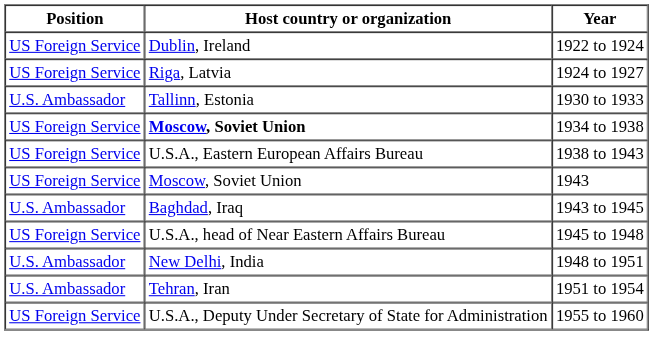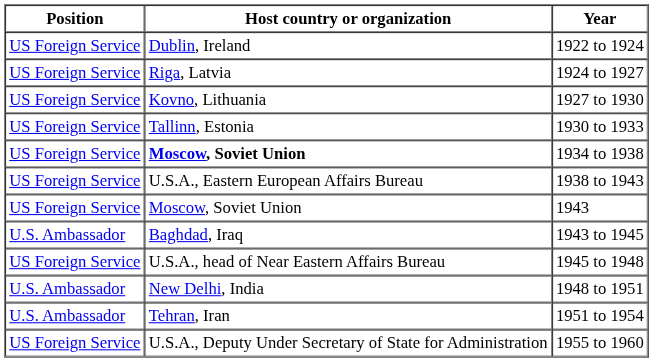+ row: (600, 99)
(67, 99) U.S. Ambassador -> (75, 126) US Foreign Service
